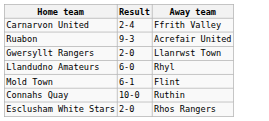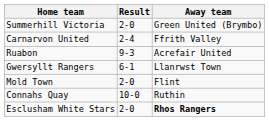+ row: (55, 25)
(127, 53) 2-0 -> (127, 67) 6-1
- row: (53, 67)
(127, 81) 6-1 -> (127, 81) 2-0
(185, 109) normal -> (185, 109) bold
